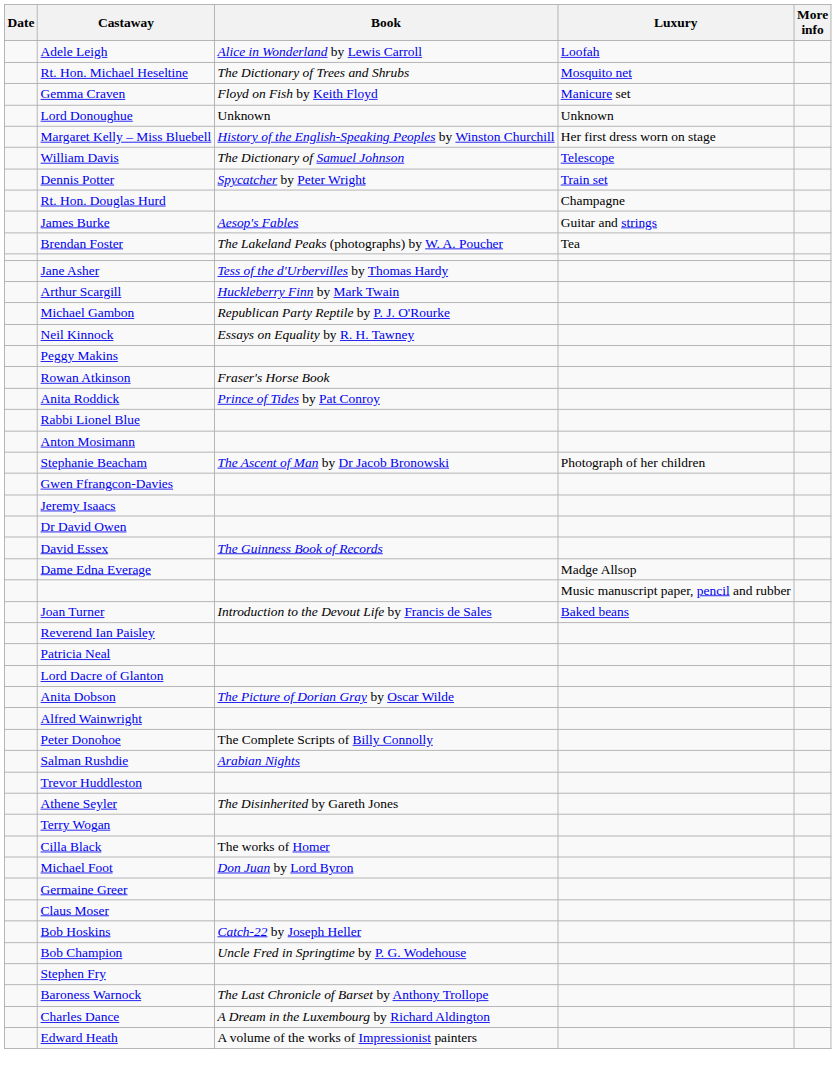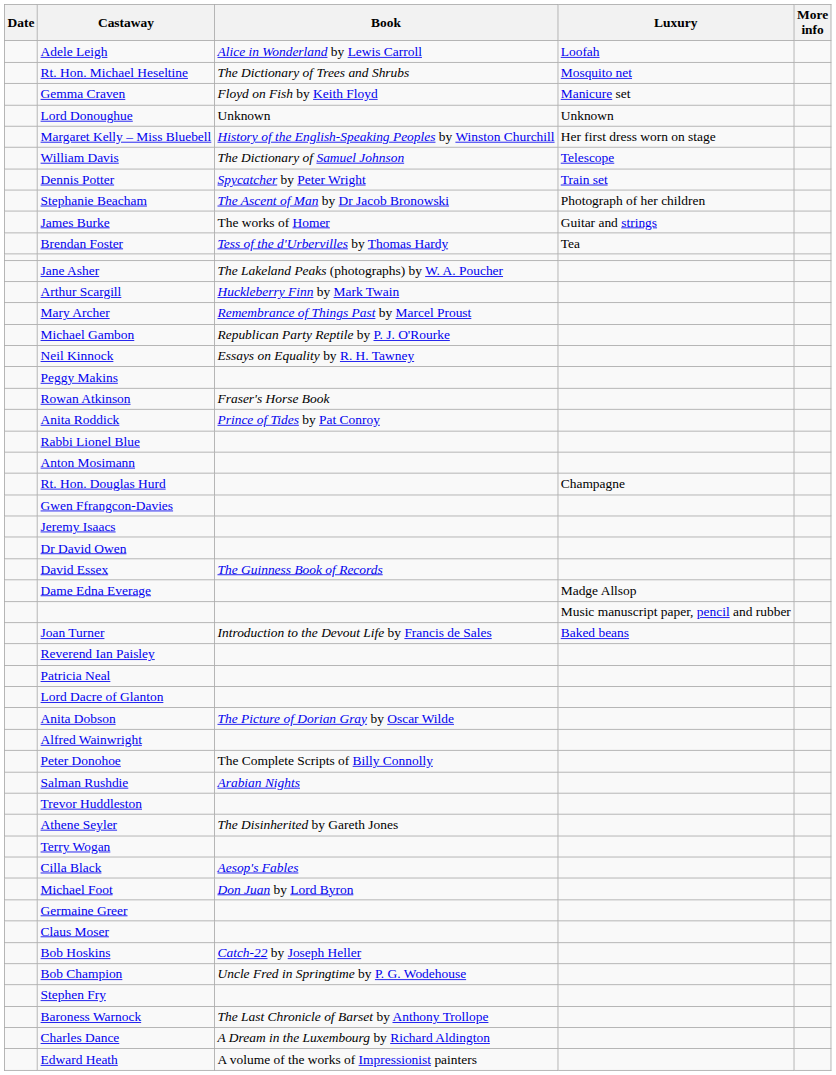rows swapped: (94, 462) <-> (103, 200)
(258, 222) Aesop's Fables -> (274, 222) The works of Homer
(360, 243) The Lakeland Peaks (photographs) by W. A. Poucher -> (333, 243) Tess of the d'Urbervilles by Thomas Hardy
(333, 270) Tess of the d'Urbervilles by Thomas Hardy -> (360, 270) The Lakeland Peaks (photographs) by W. A. Poucher
+ row: (75, 313)
(274, 846) The works of Homer -> (258, 867) Aesop's Fables
